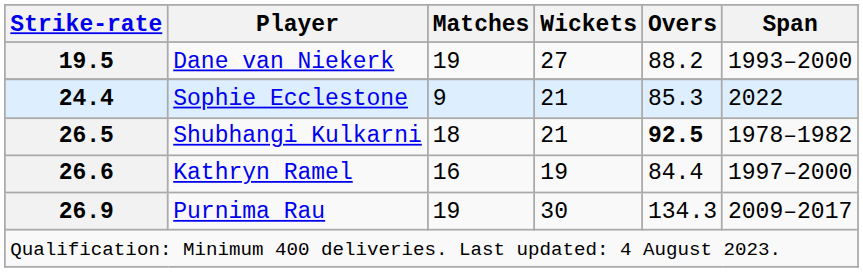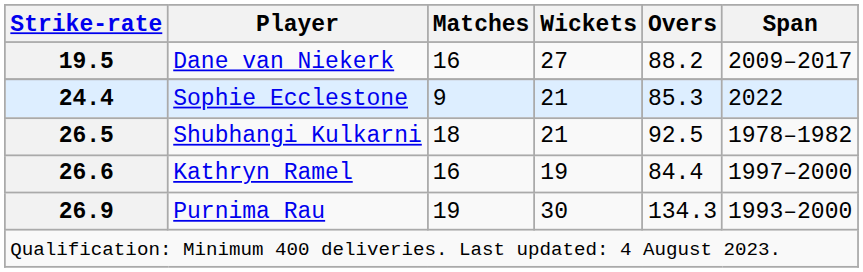(447, 61) 19 -> (447, 61) 16
(790, 61) 1993–2000 -> (790, 61) 2009–2017
(676, 136) bold -> (676, 136) normal
(790, 211) 2009–2017 -> (790, 211) 1993–2000
